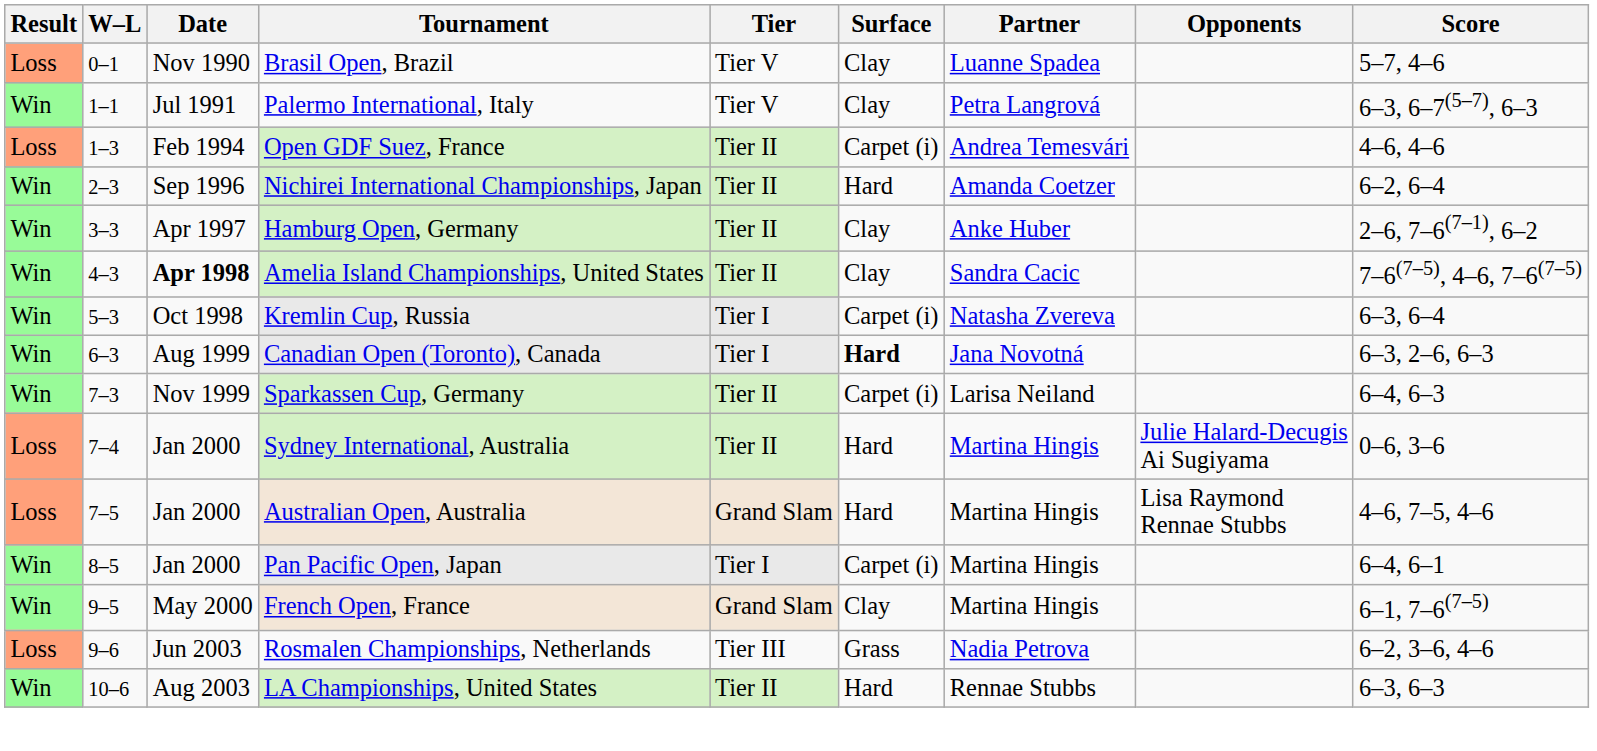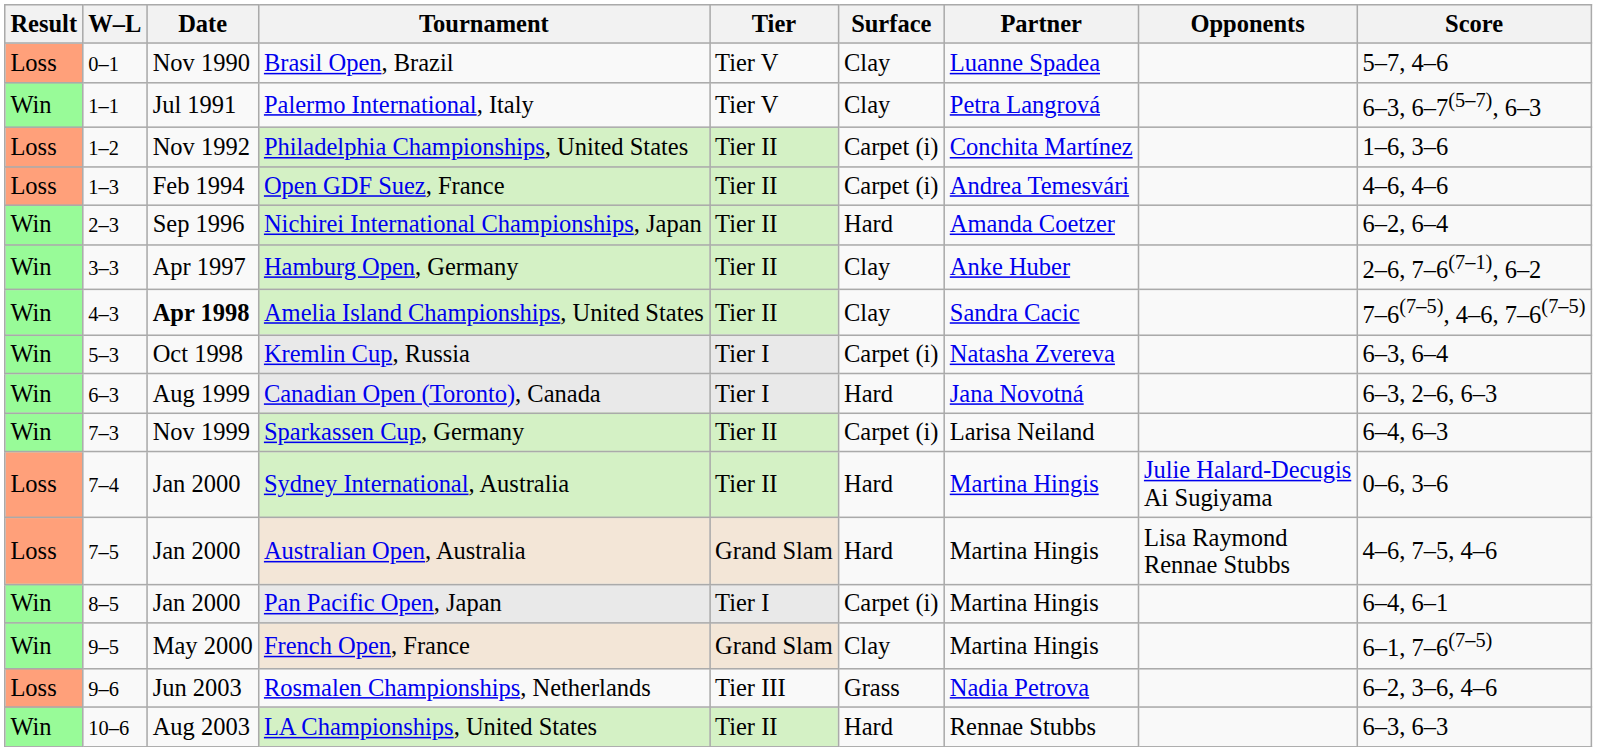+ row: (476, 147)
(872, 354) bold -> (868, 393) normal
